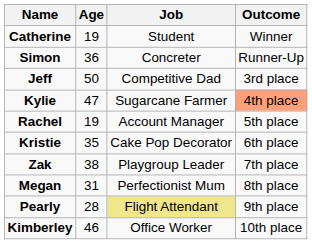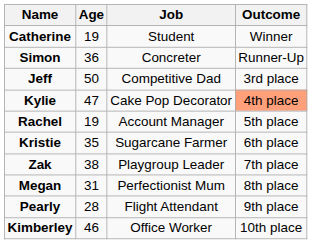(171, 100) Sugarcane Farmer -> (171, 100) Cake Pop Decorator
(171, 143) Cake Pop Decorator -> (171, 143) Sugarcane Farmer
(171, 206) khaki background -> (171, 206) no background
